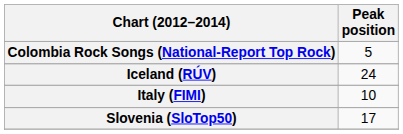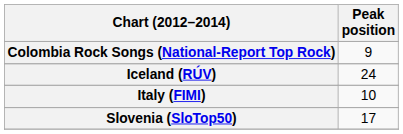(368, 52) 5 -> (368, 52) 9
